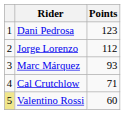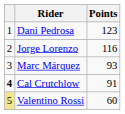(110, 48) 112 -> (110, 48) 116
(9, 83) normal -> (9, 83) bold
(112, 83) 71 -> (112, 83) 91
